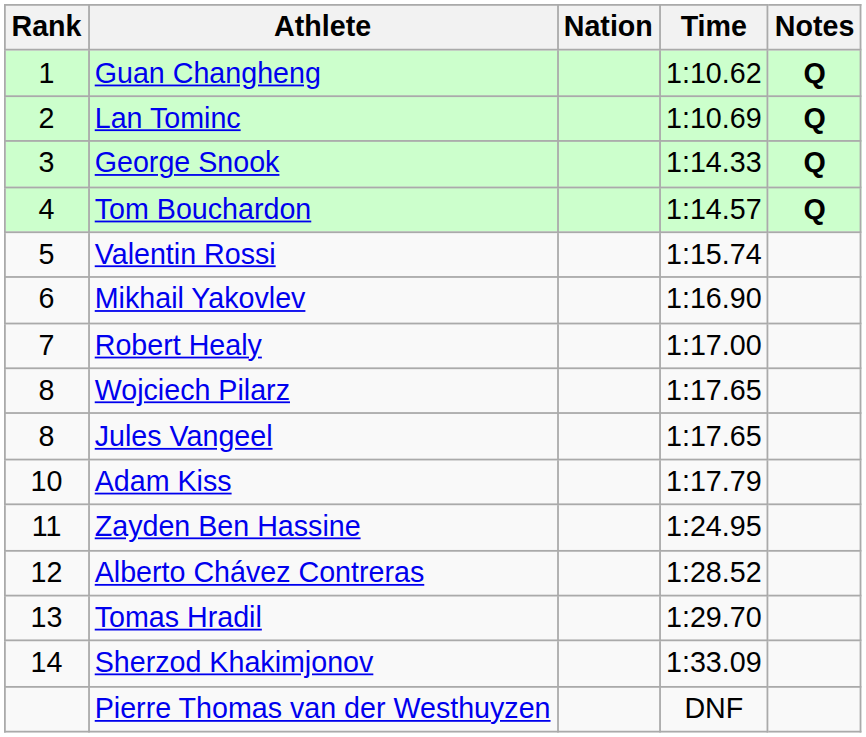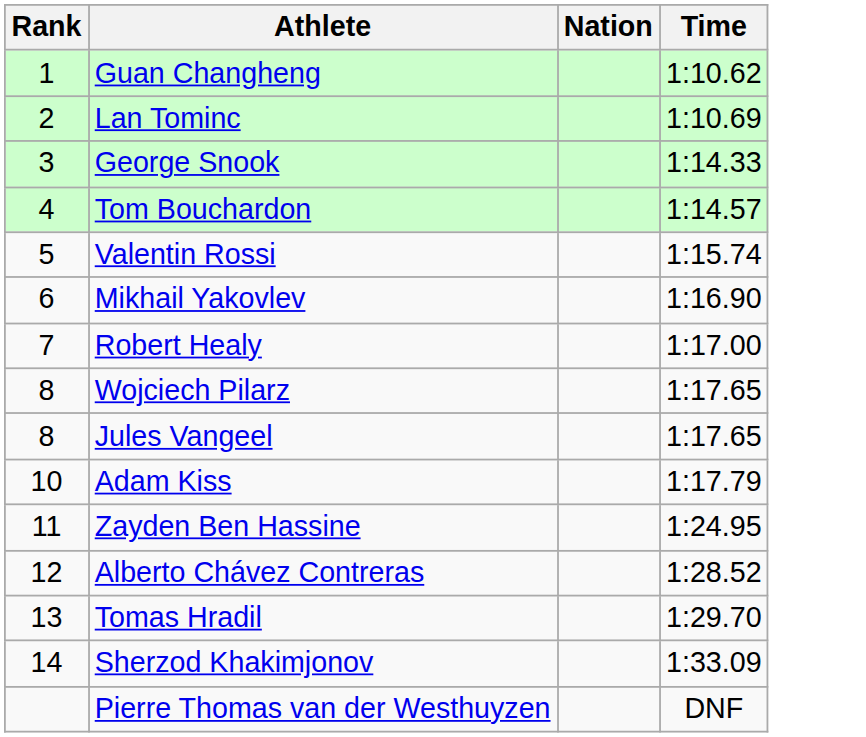- column: (815, 27)
